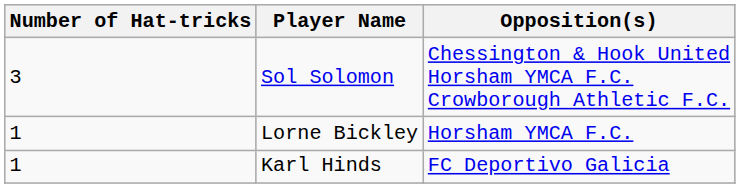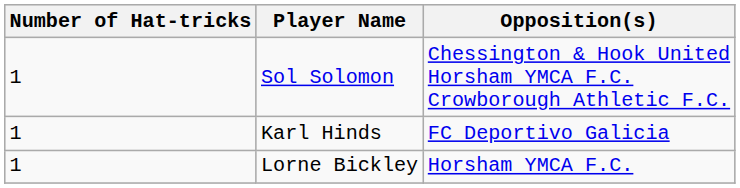(16, 77) 3 -> (16, 77) 1
rows swapped: (321, 166) <-> (340, 133)
